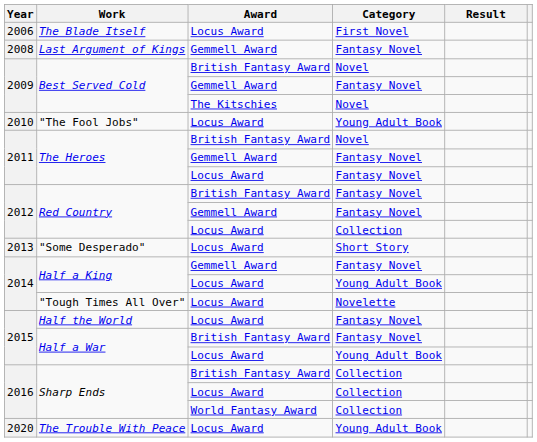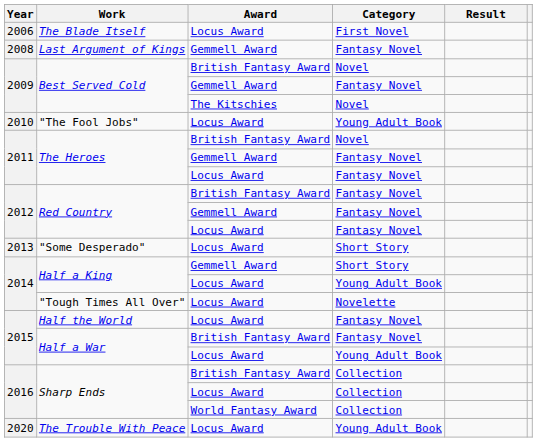(369, 230) Collection -> (379, 230) Fantasy Novel
(379, 266) Fantasy Novel -> (372, 266) Short Story
